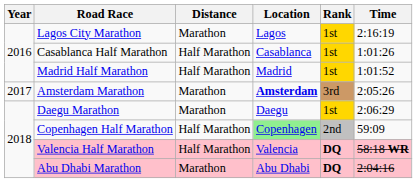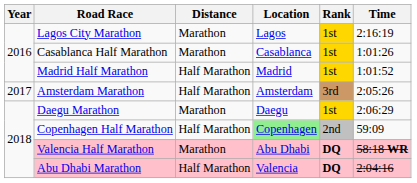(214, 52) Half Marathon -> (202, 52) Marathon
(202, 91) Marathon -> (214, 91) Half Marathon
(287, 91) bold -> (284, 91) normal
(214, 149) Half Marathon -> (202, 149) Marathon
(277, 149) Valencia -> (283, 149) Abu Dhabi
(202, 168) Marathon -> (214, 168) Half Marathon
(283, 168) Abu Dhabi -> (277, 168) Valencia
